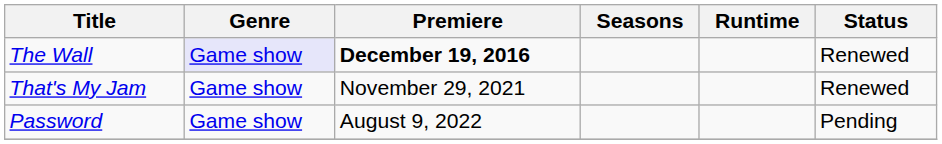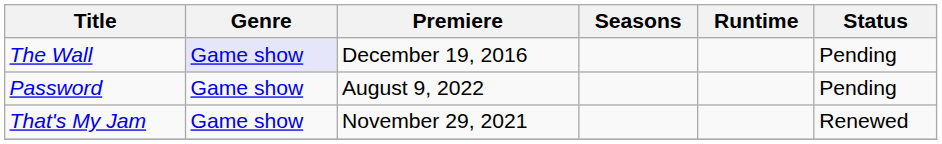(435, 54) bold -> (435, 54) normal
(865, 54) Renewed -> (858, 54) Pending
rows swapped: (78, 88) <-> (56, 121)
